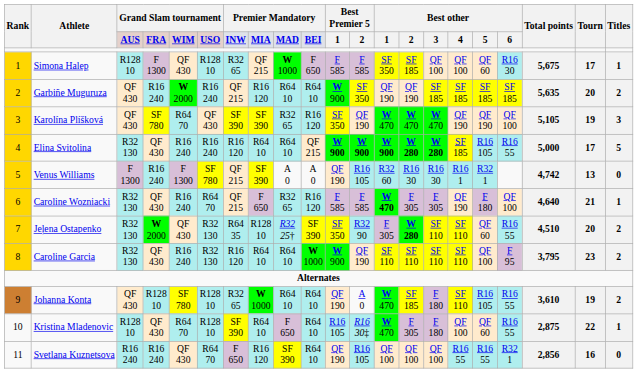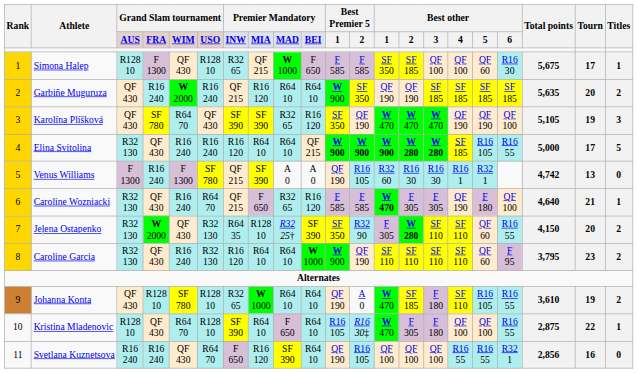(549, 230) 4,510 -> (549, 230) 4,150
(485, 257) QF 100 -> (485, 257) QF 60
(485, 327) QF 60 -> (485, 327) QF 100
